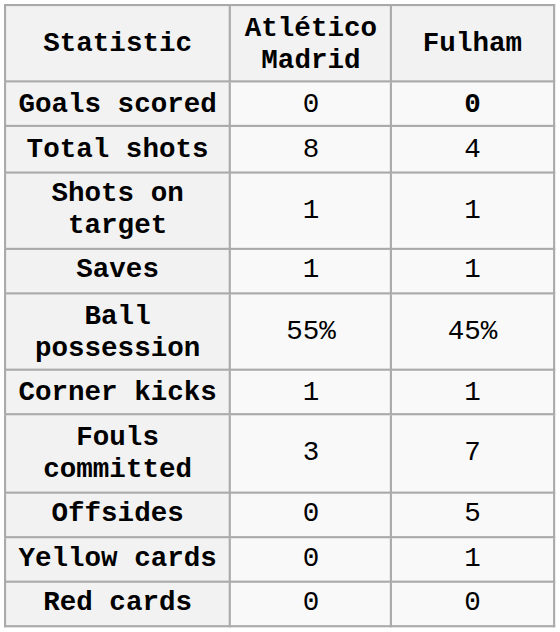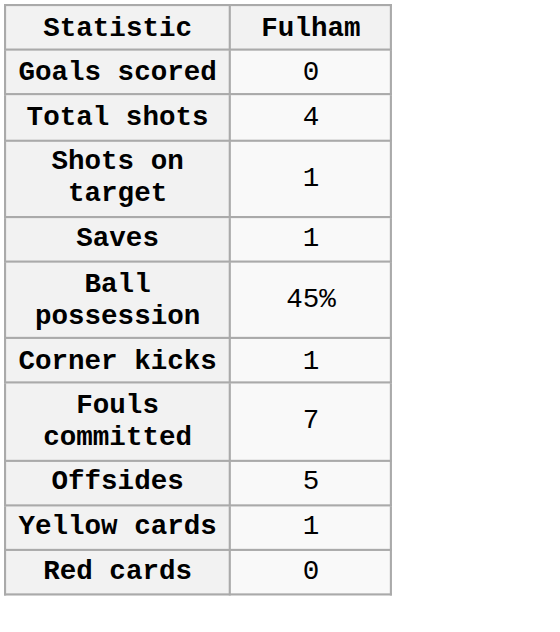- column: (311, 43)
(472, 104) bold -> (311, 72) normal
